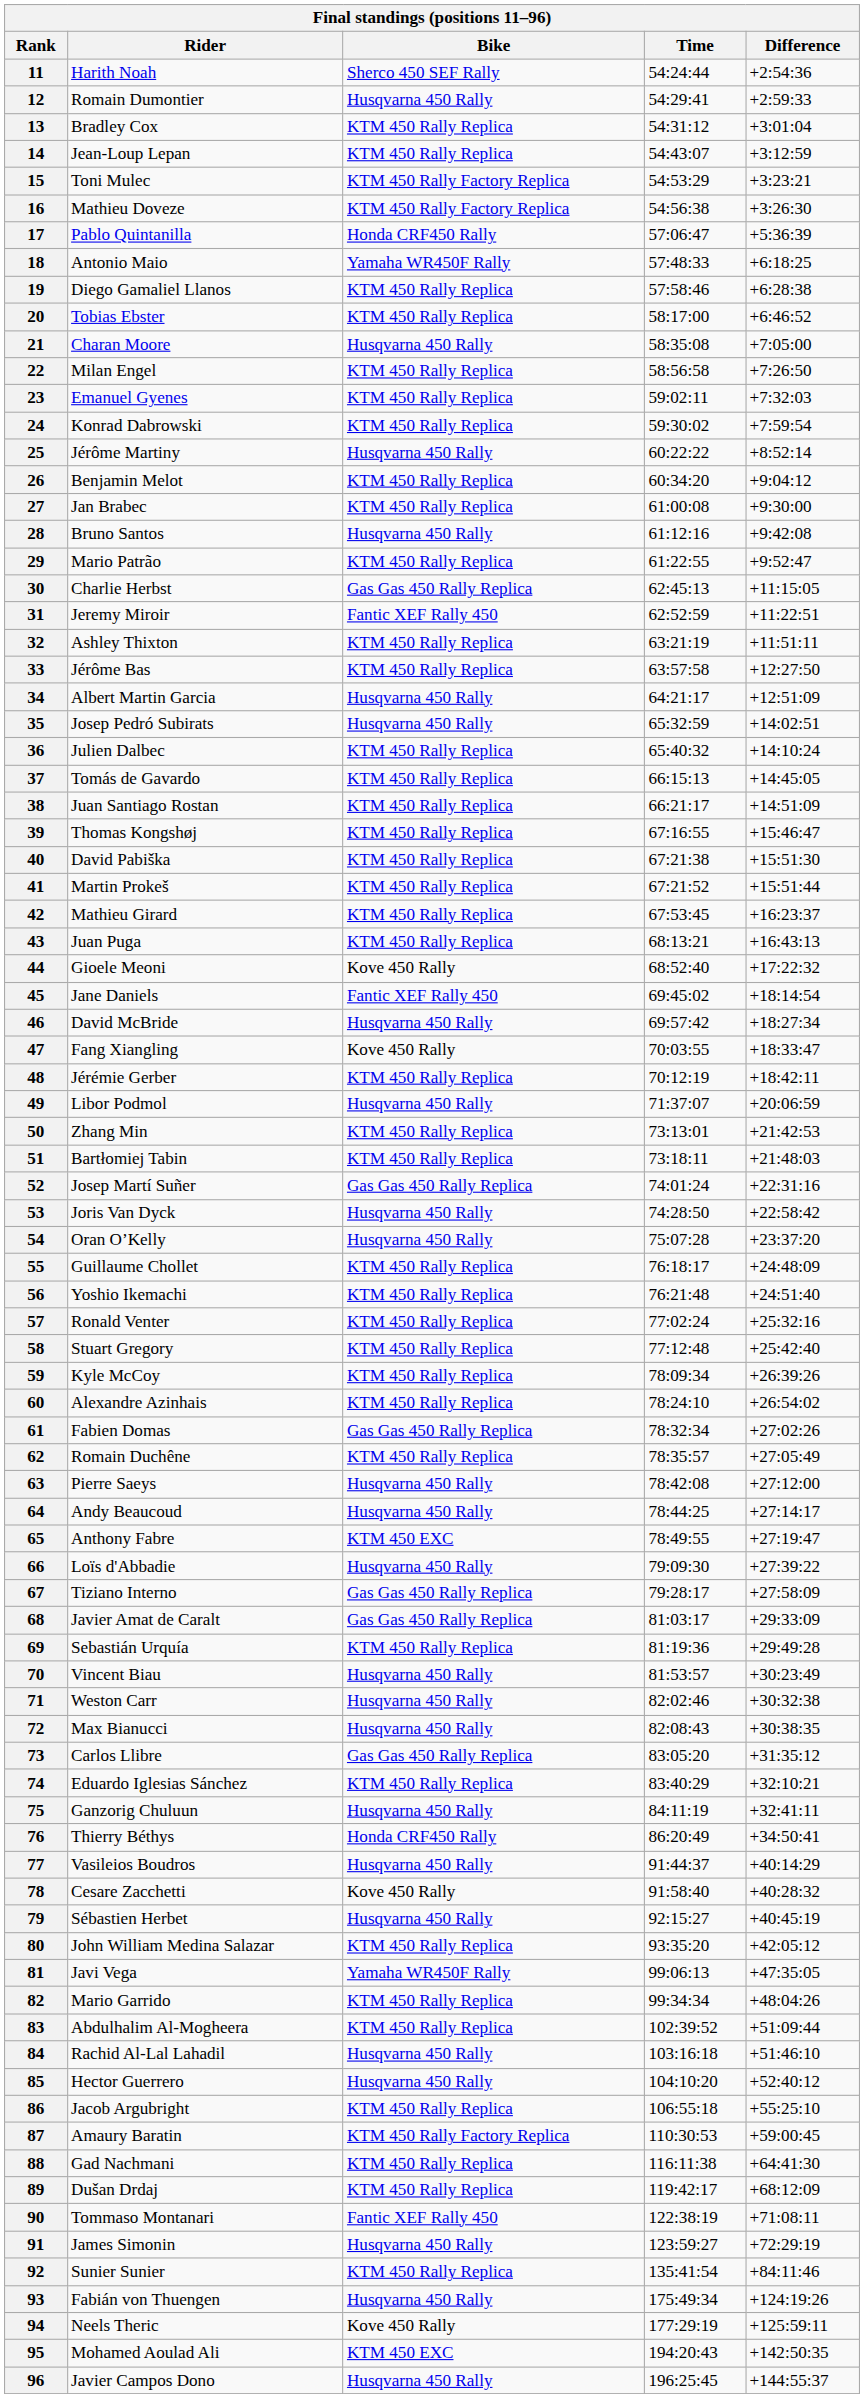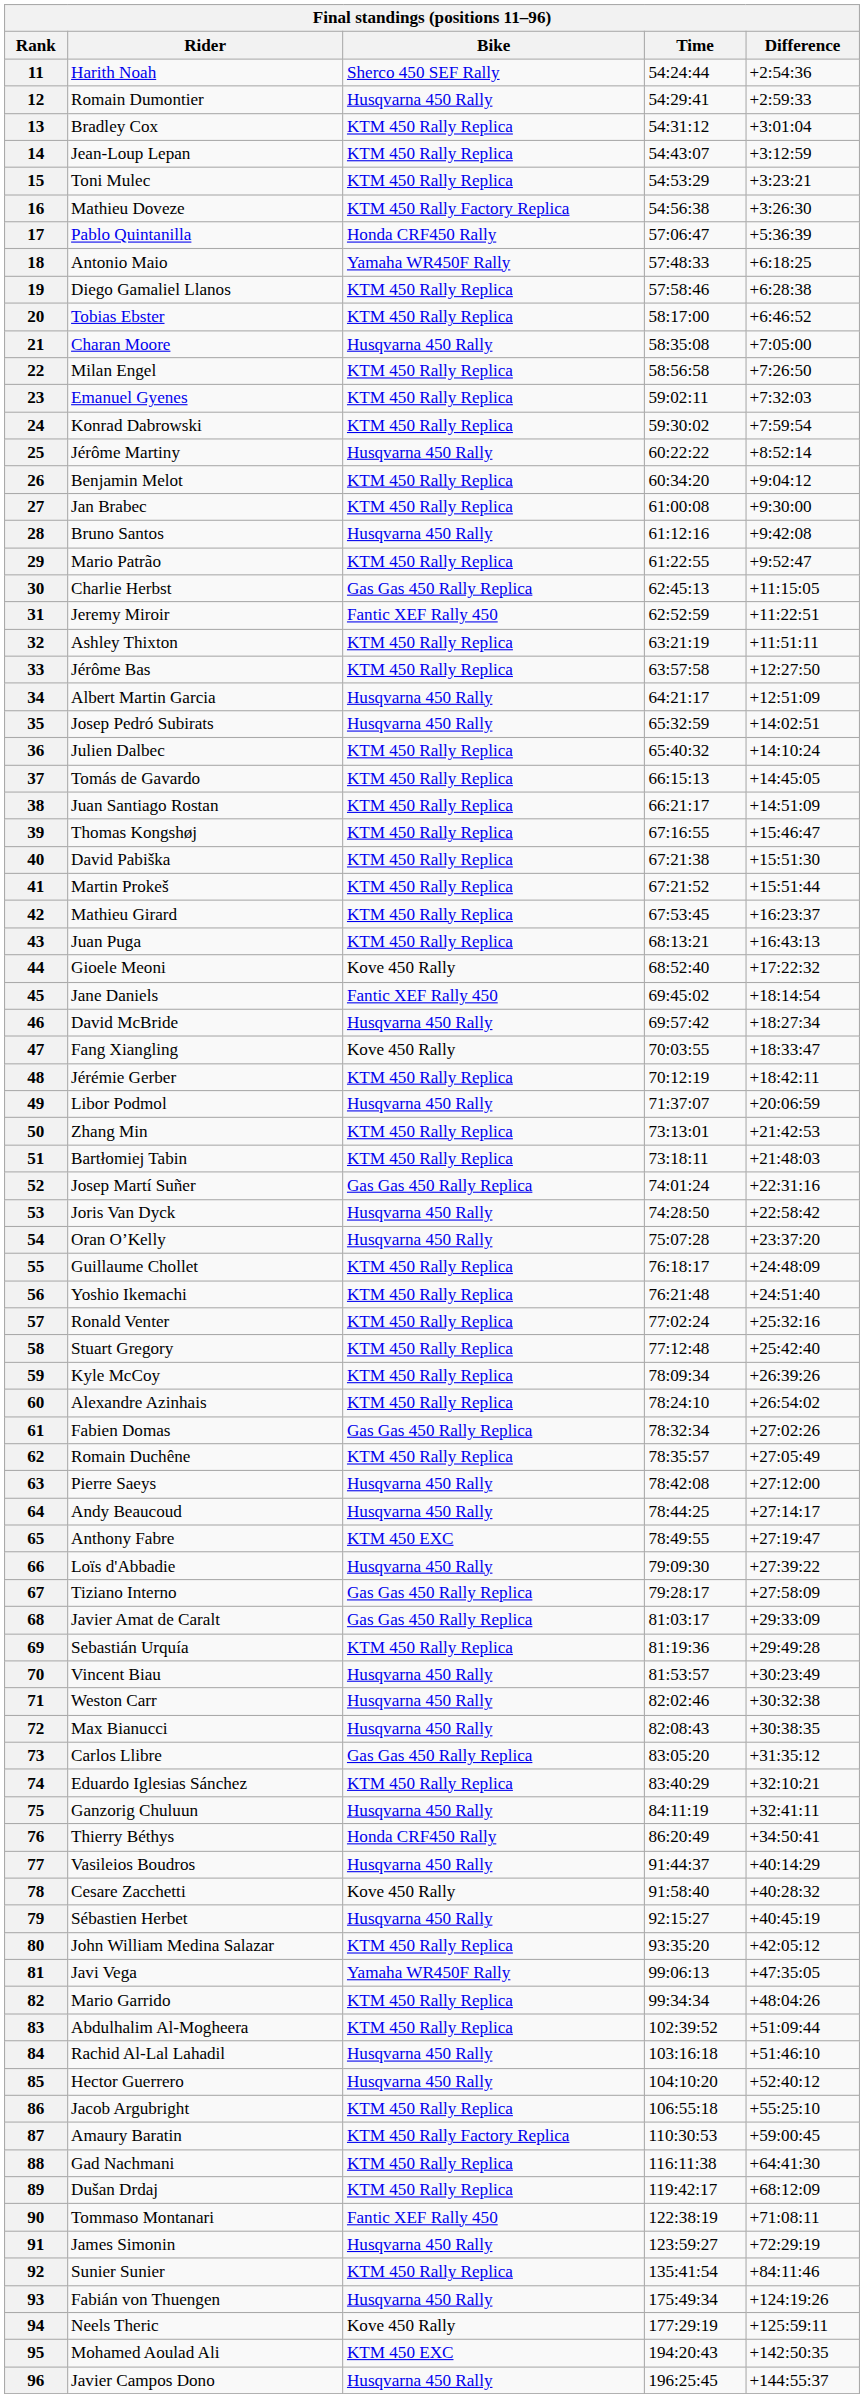(458, 180) KTM 450 Rally Factory Replica -> (430, 180) KTM 450 Rally Replica
